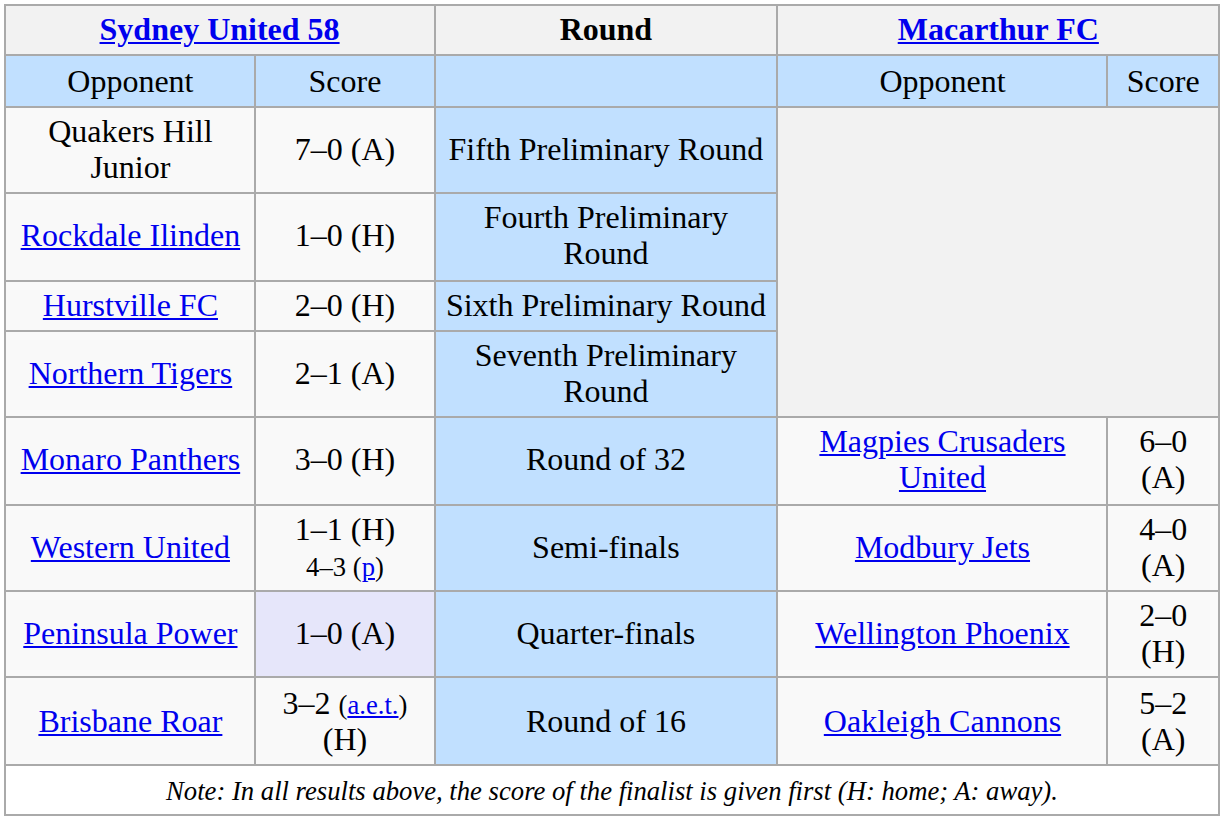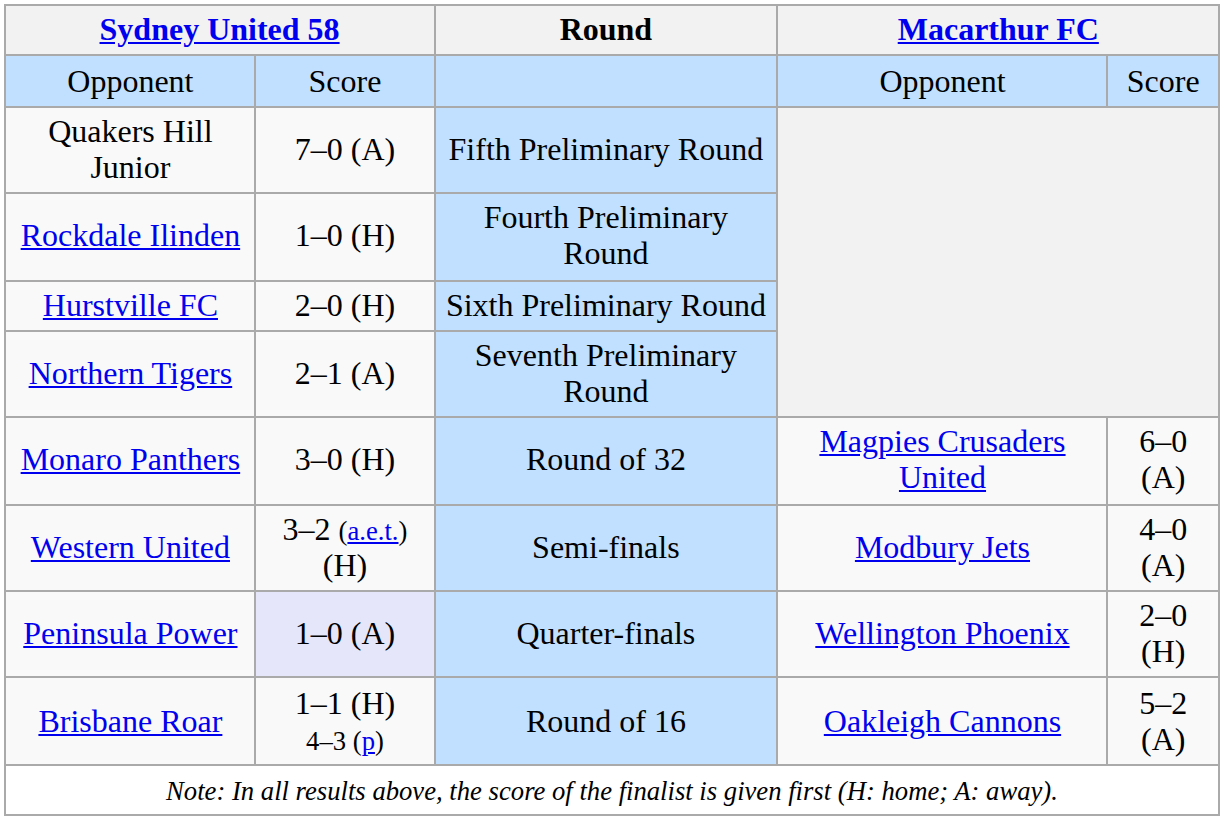(345, 547) 1–1 (H) 4–3 (p) -> (345, 547) 3–2 (a.e.t.) (H)
(345, 720) 3–2 (a.e.t.) (H) -> (345, 720) 1–1 (H) 4–3 (p)
